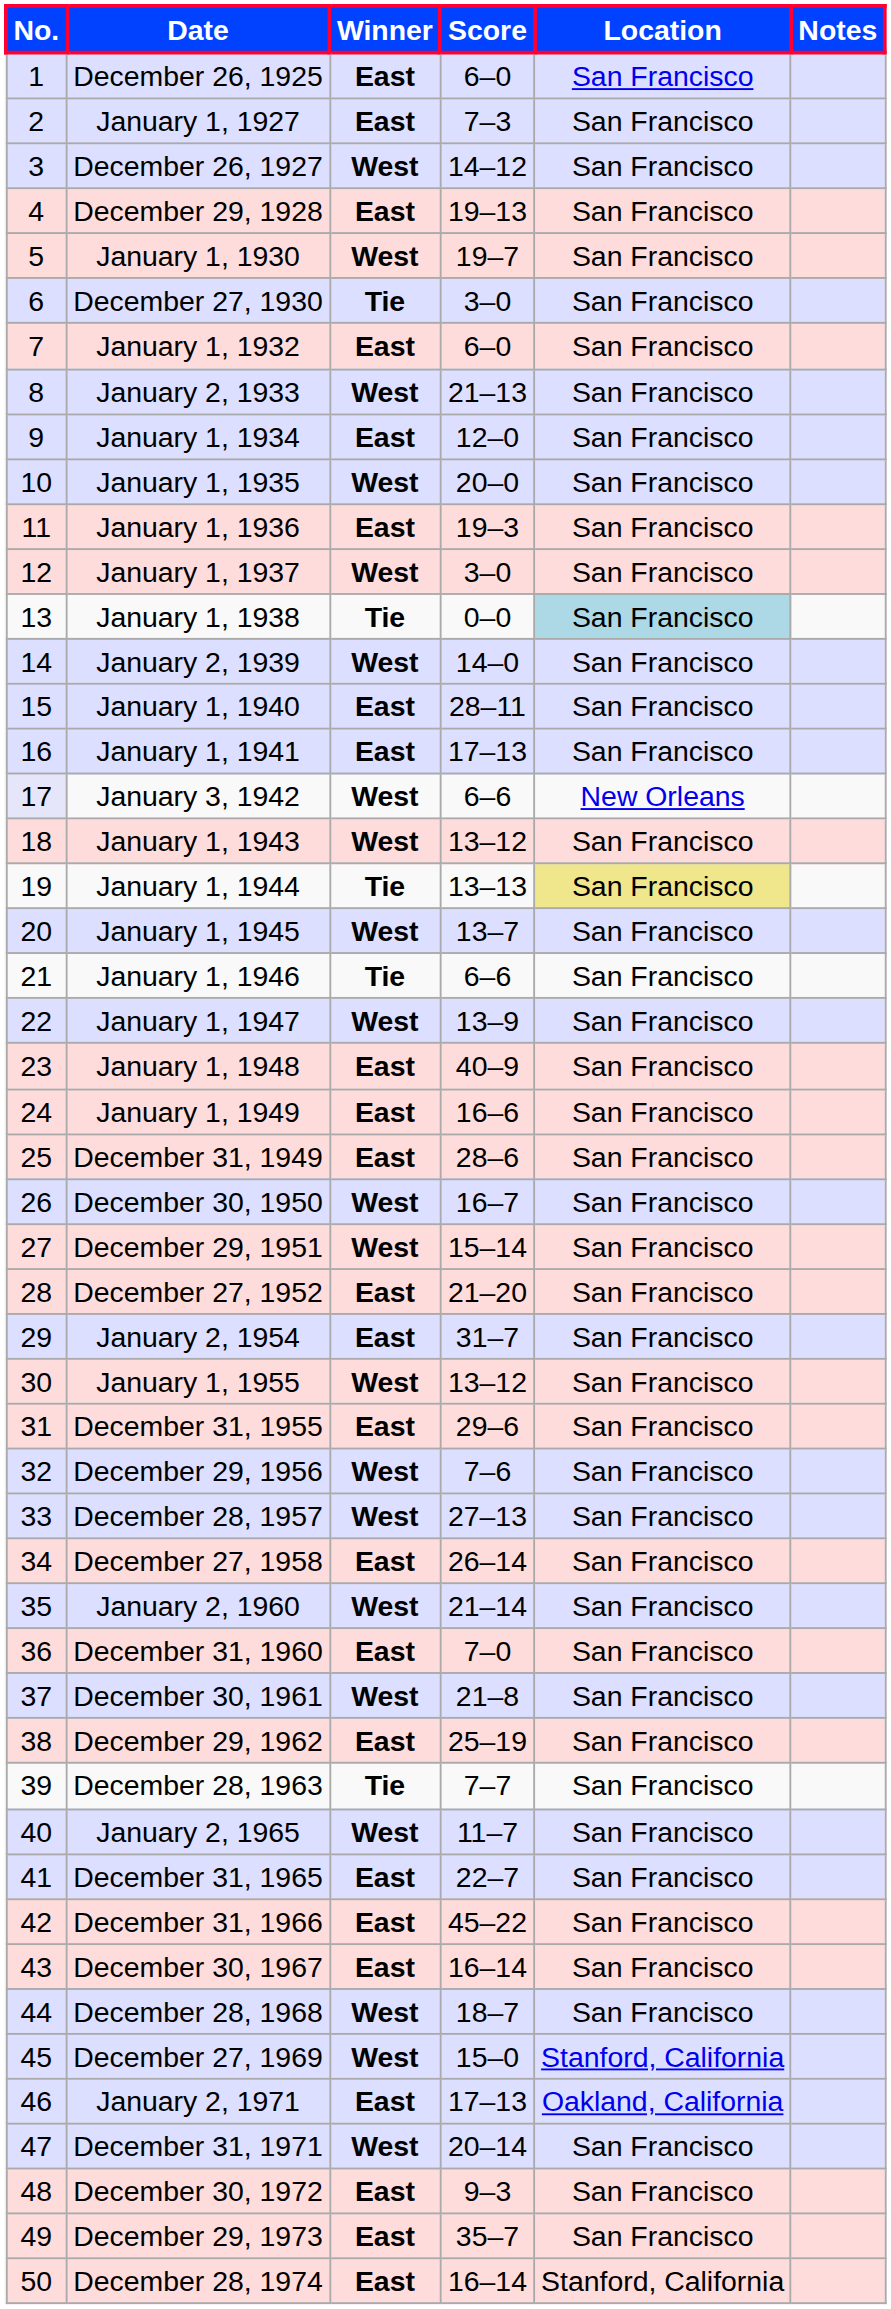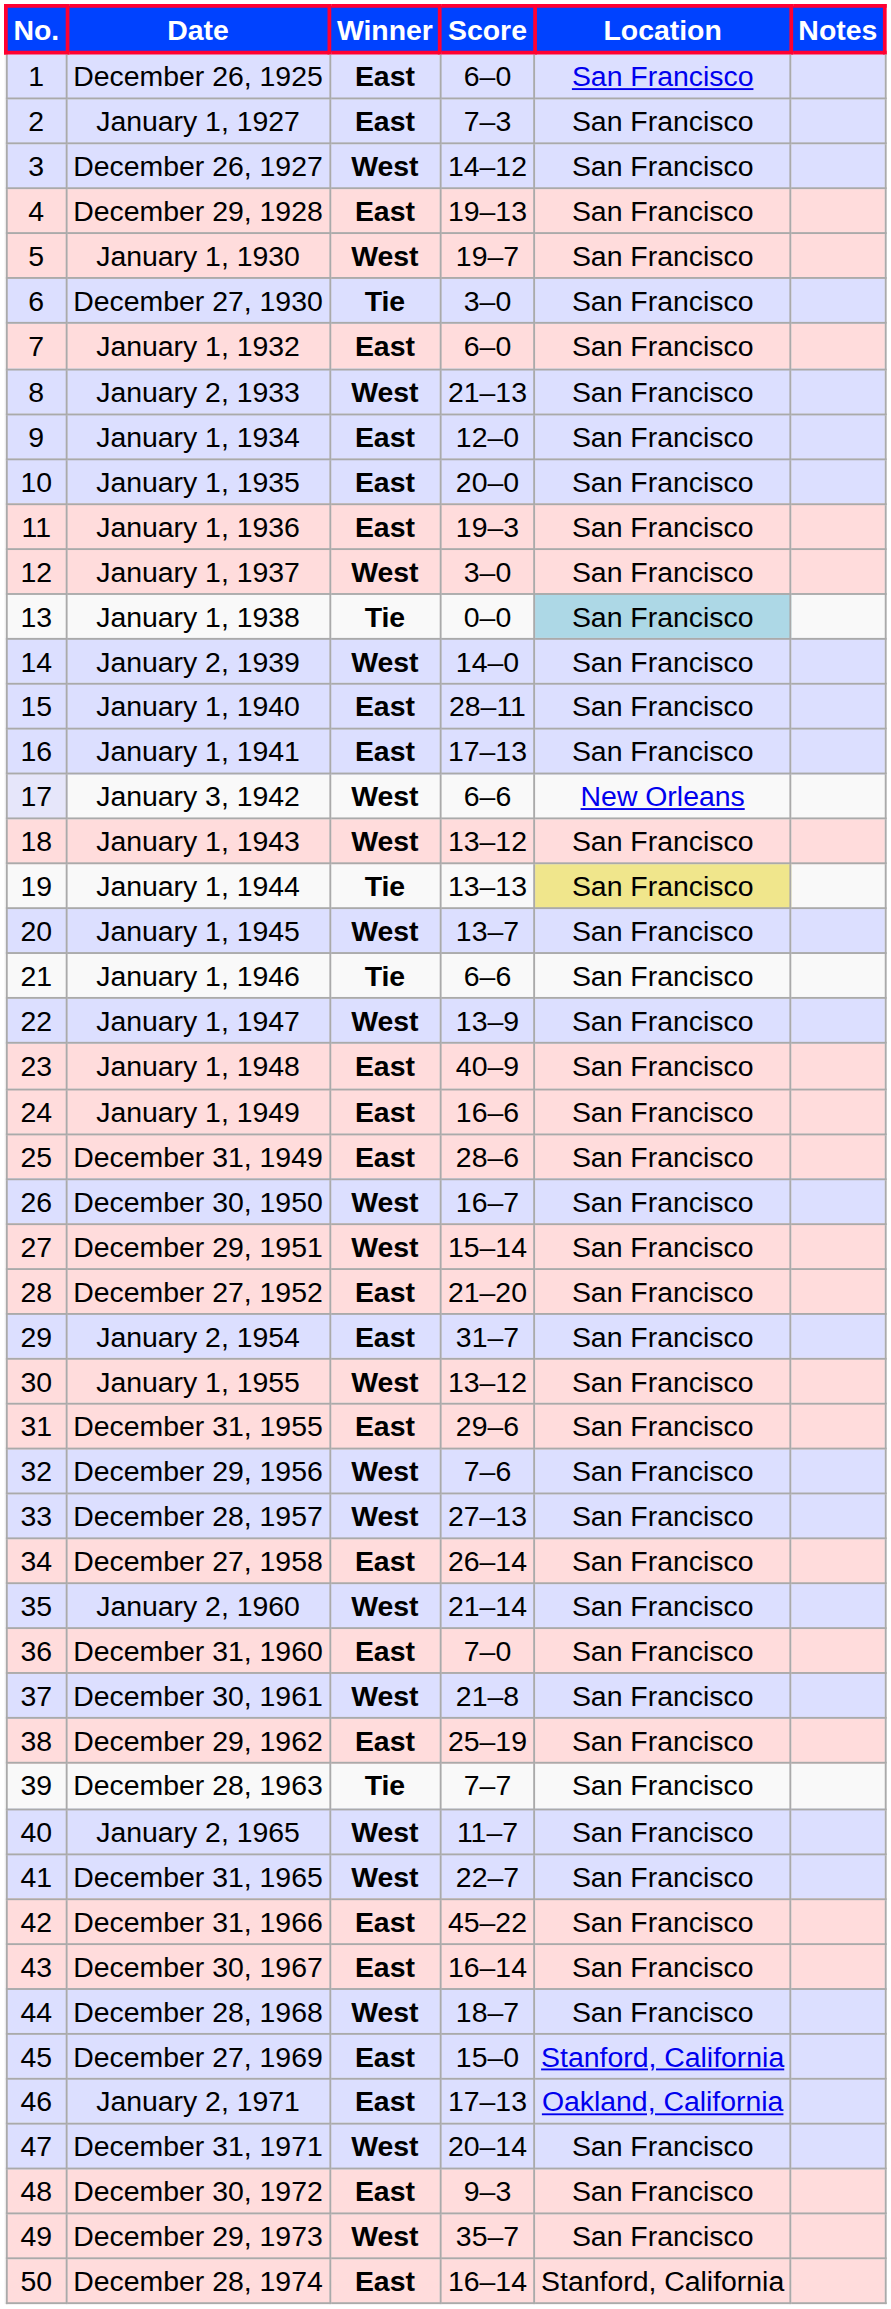(385, 481) West -> (385, 481) East
(385, 1876) East -> (385, 1876) West
(385, 2056) West -> (385, 2056) East
(385, 2236) East -> (385, 2236) West
